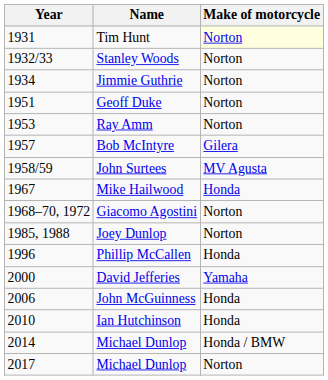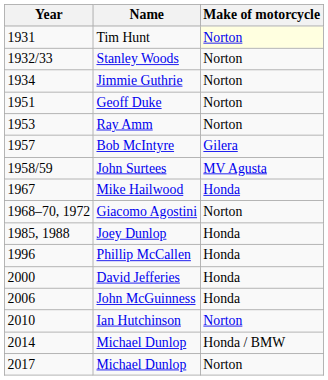(223, 233) Norton -> (222, 233) Honda
(226, 277) Yamaha -> (222, 277) Honda
(222, 320) Honda -> (223, 320) Norton
